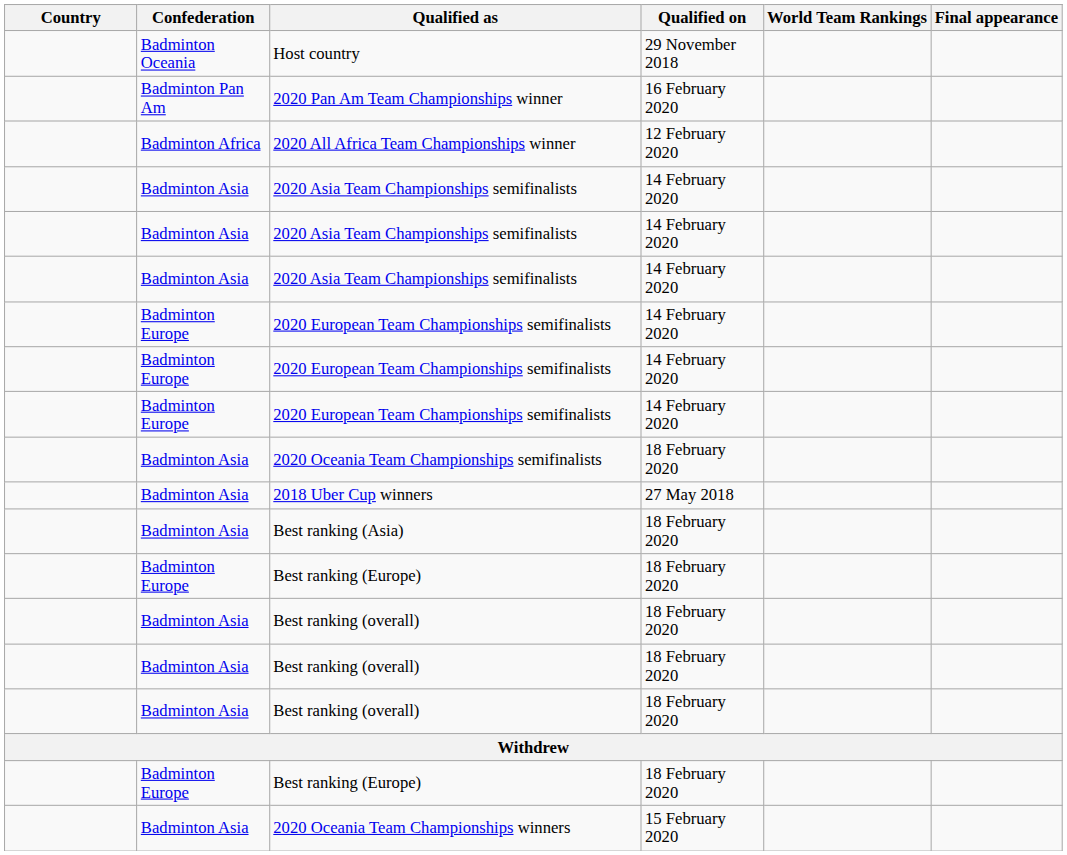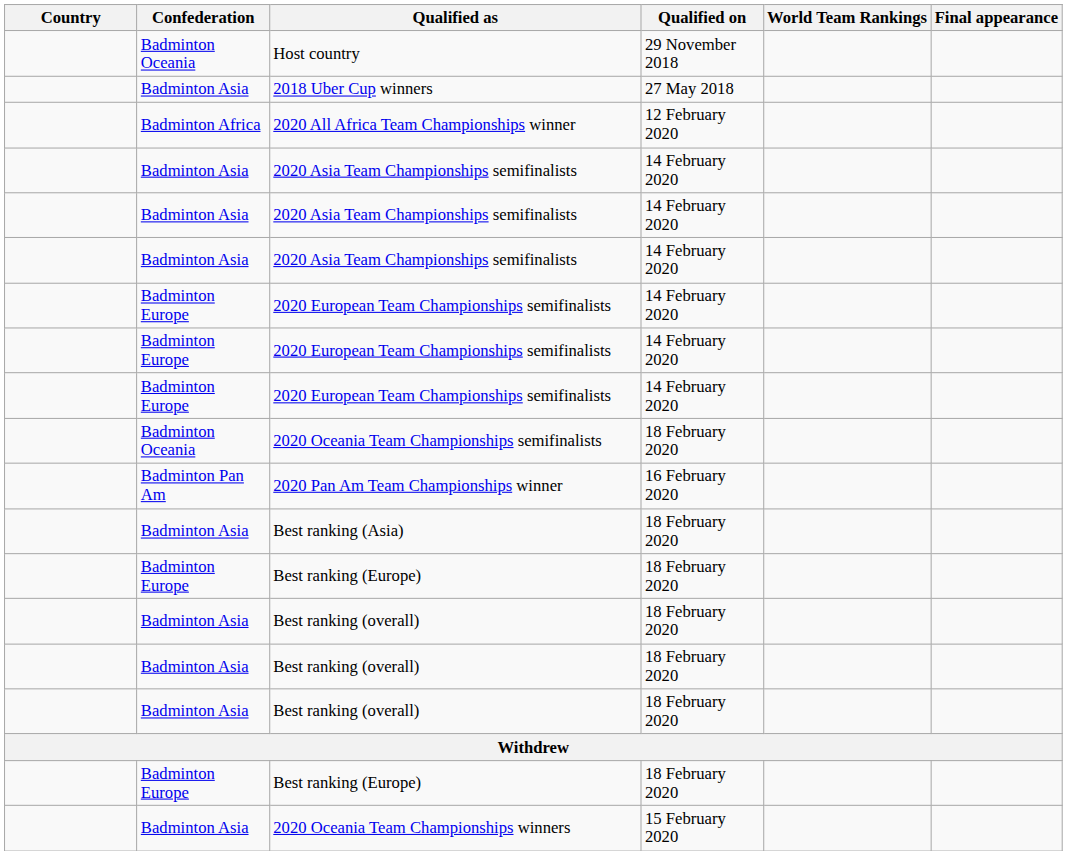rows swapped: (353, 495) <-> (418, 98)
(195, 459) Badminton Asia -> (178, 440) Badminton Oceania
